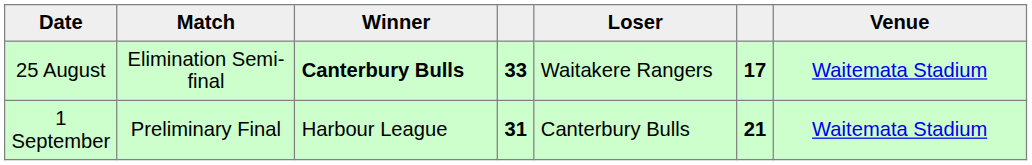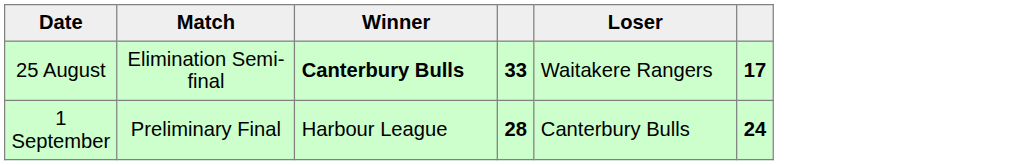- column: (900, 22)
(516, 129) 31 -> (516, 129) 28
(755, 129) 21 -> (755, 129) 24
